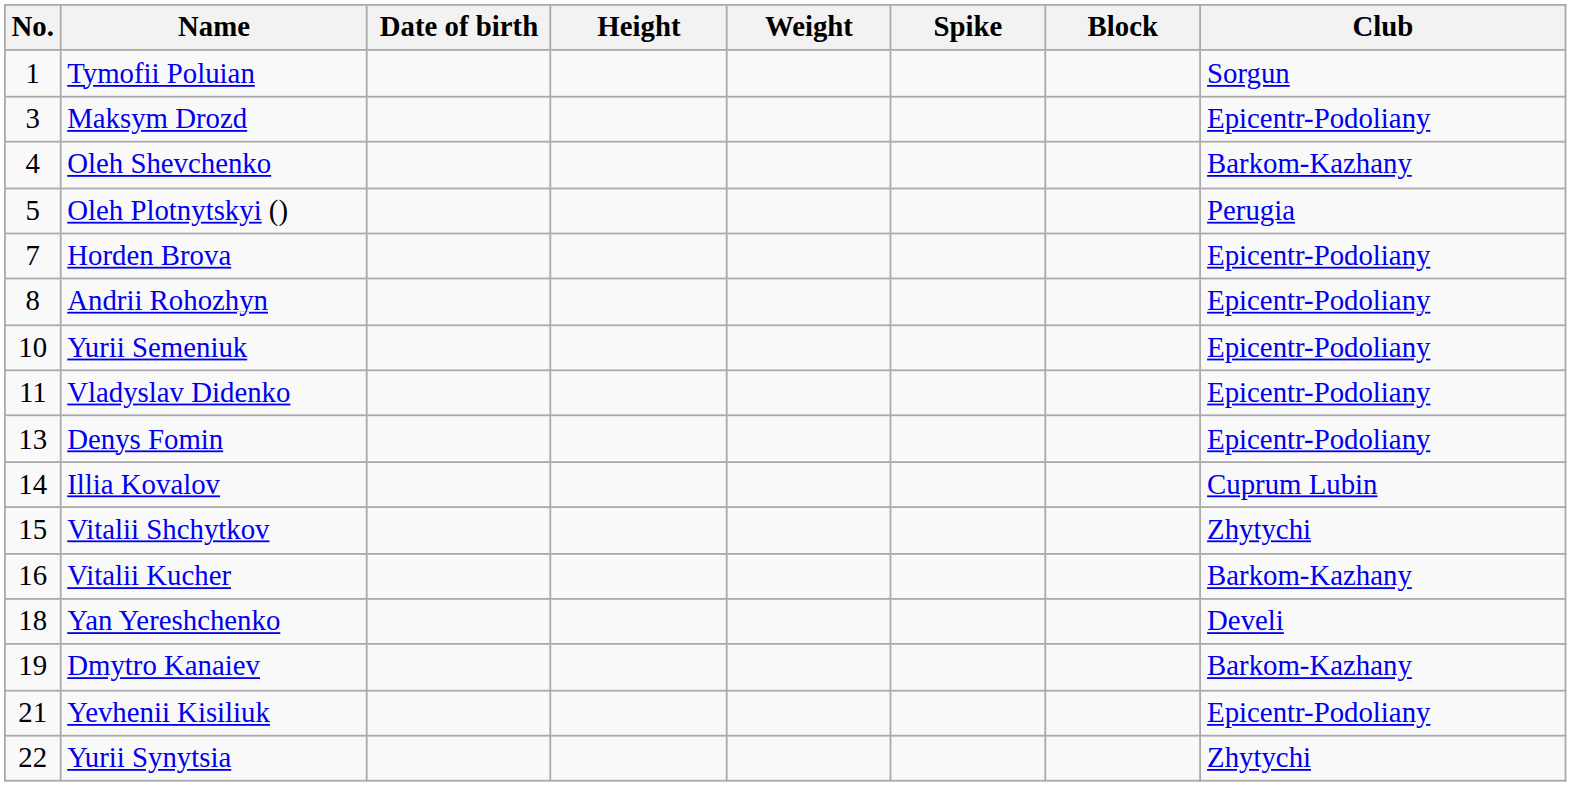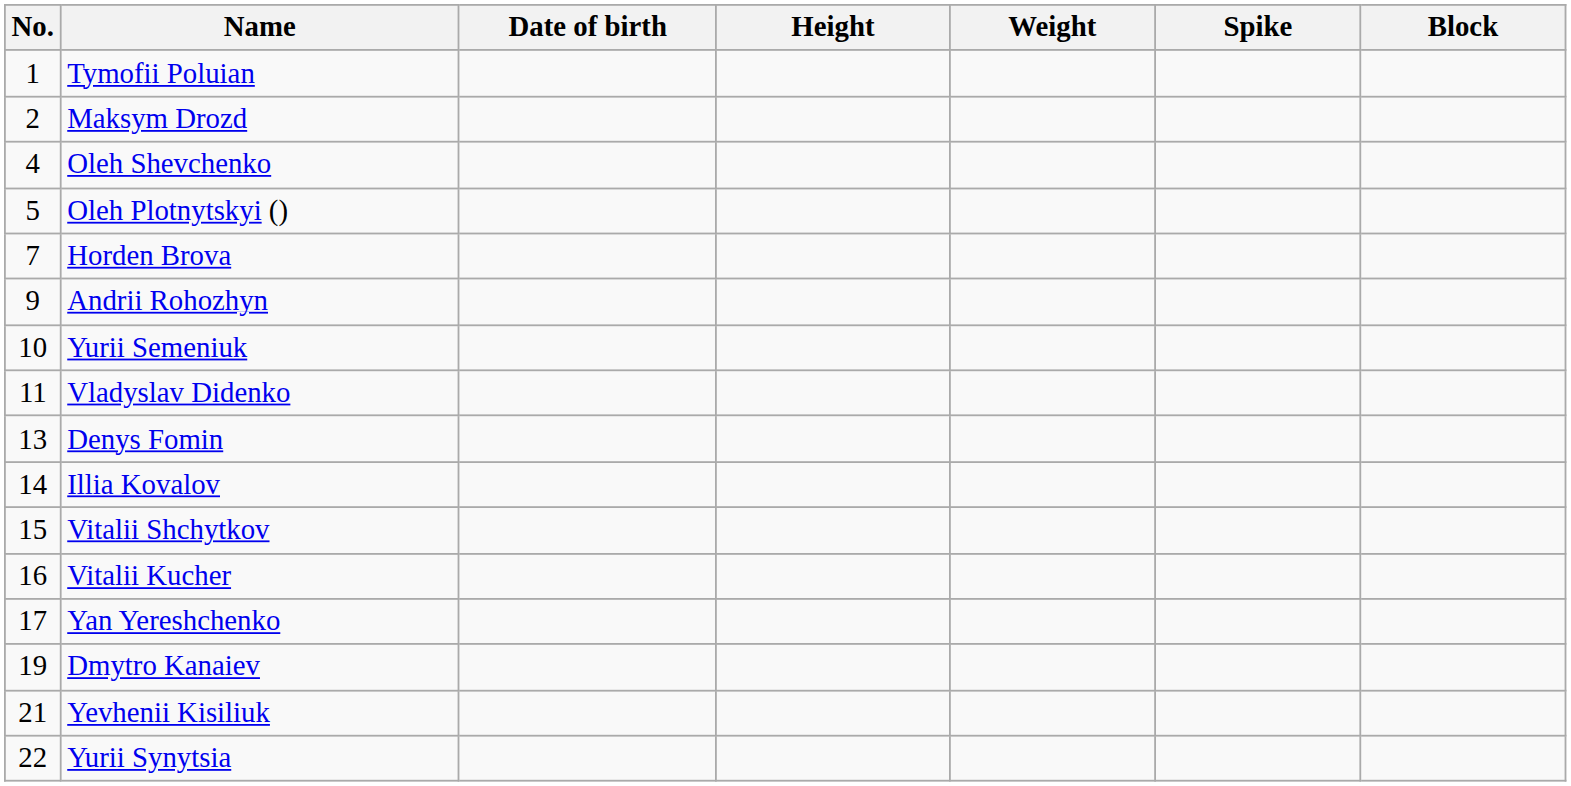- column: (1383, 27)
(33, 118) 3 -> (33, 118) 2
(33, 301) 8 -> (33, 301) 9
(33, 621) 18 -> (33, 621) 17
